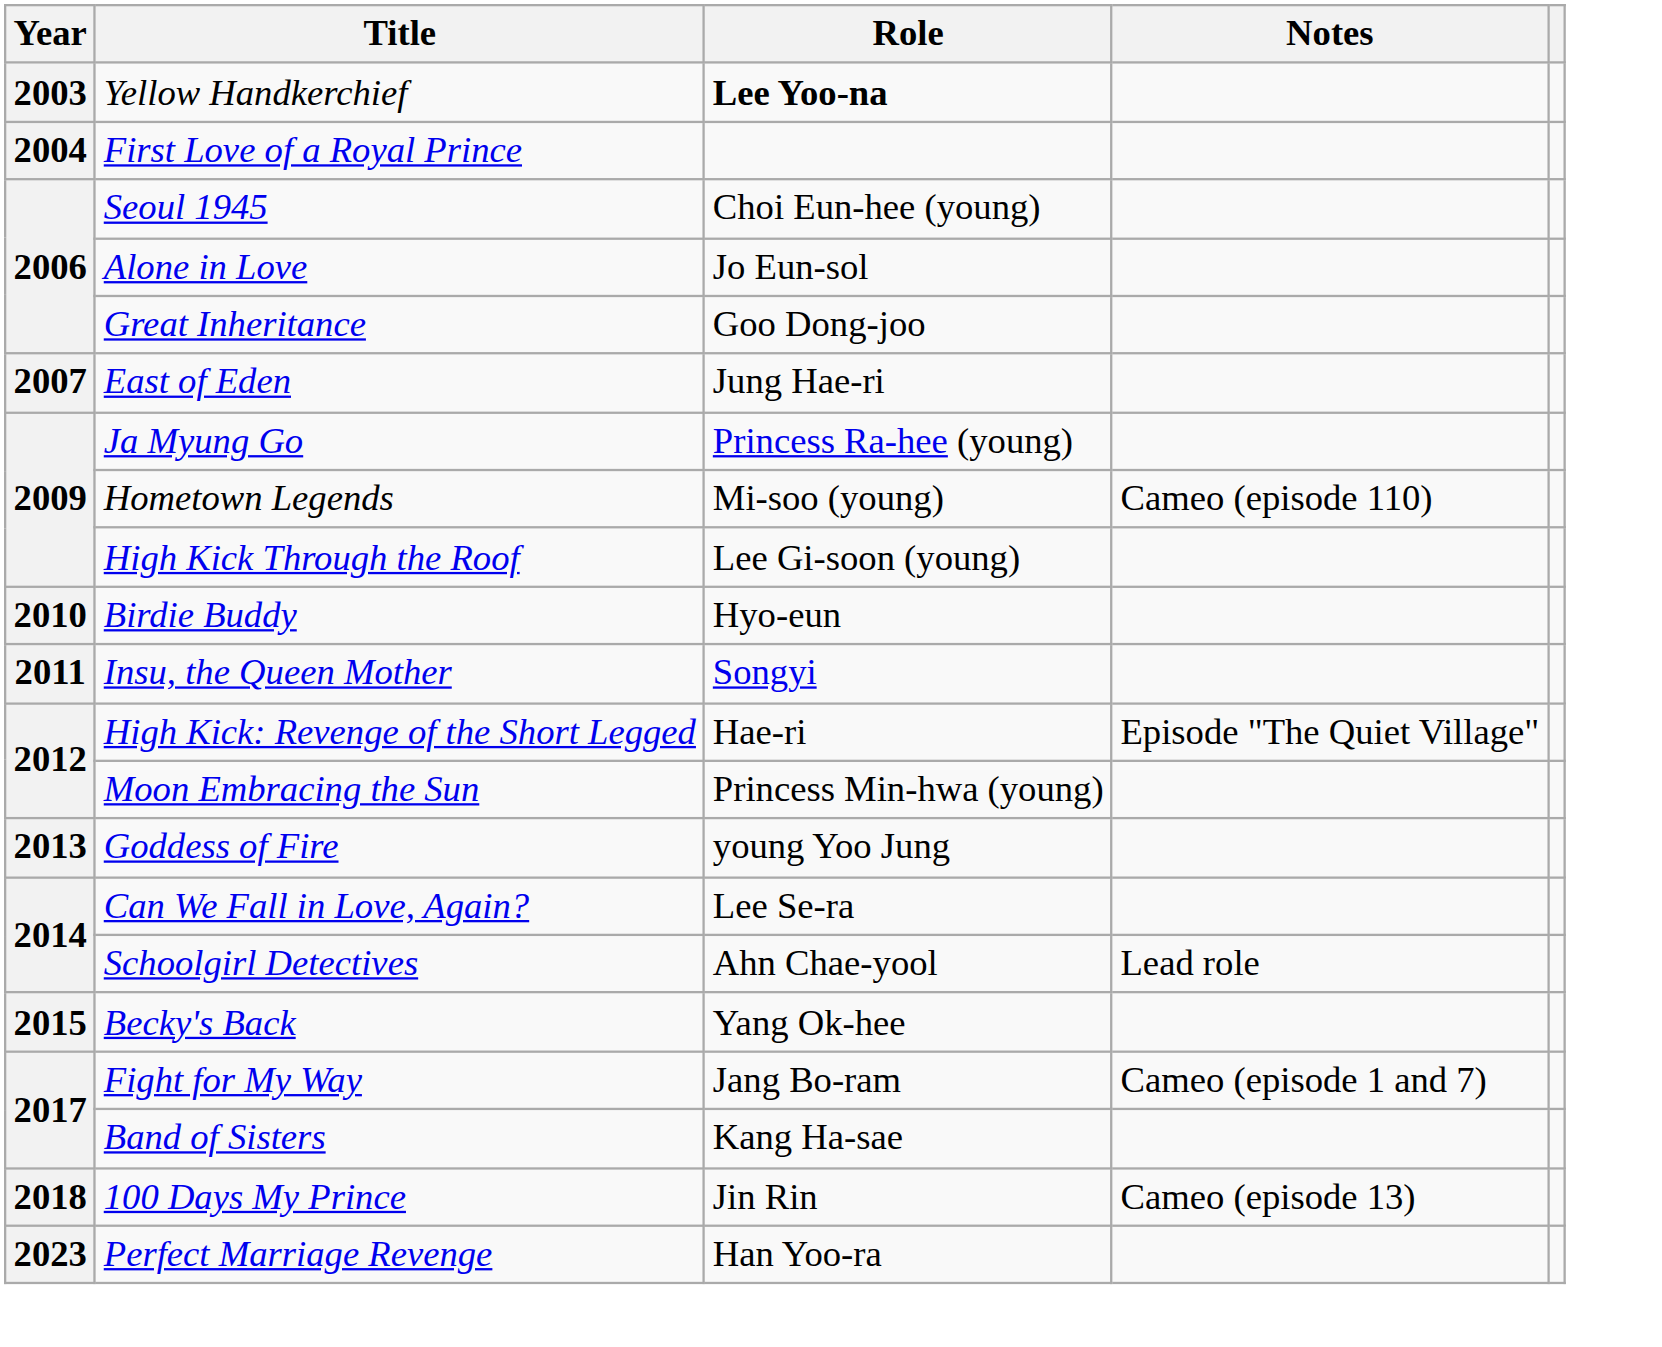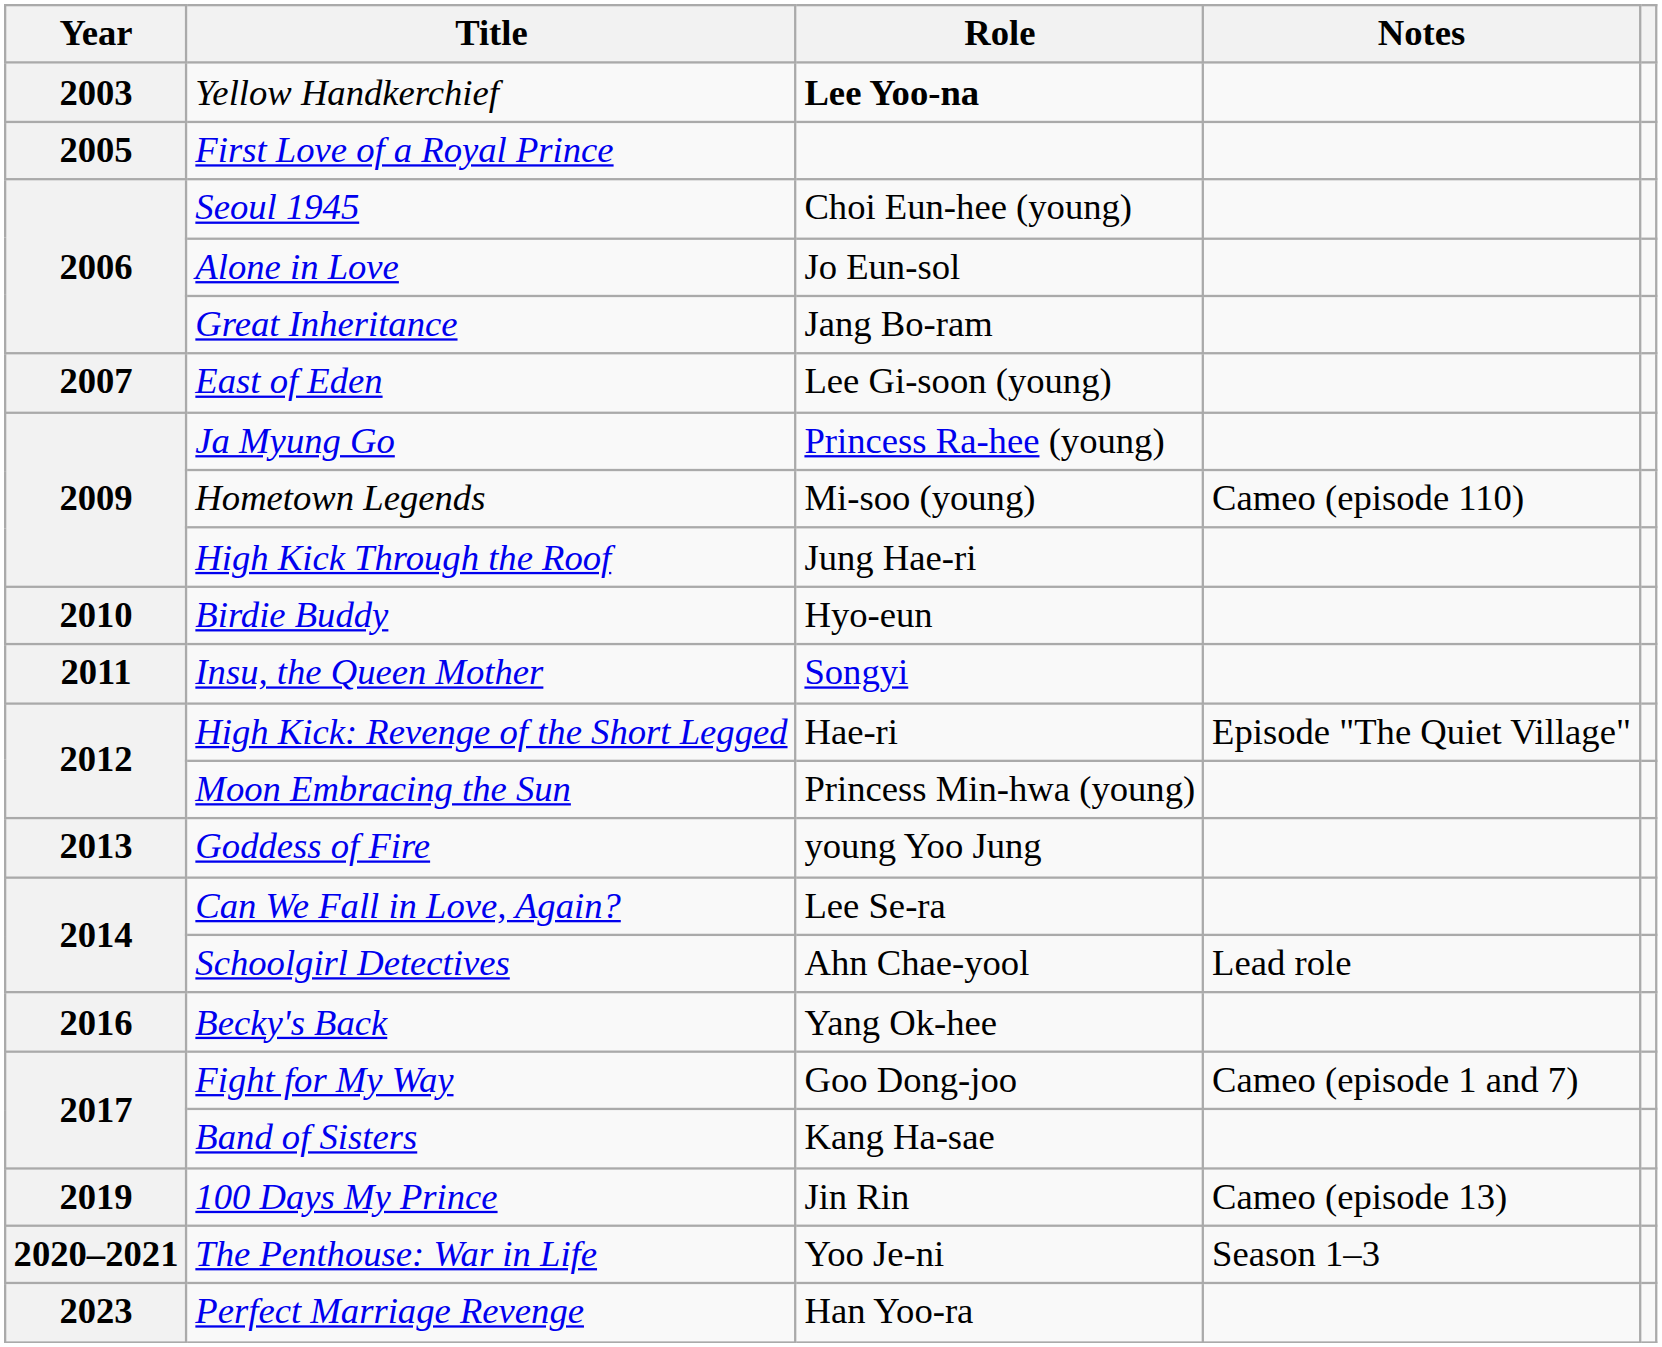(50, 149) 2004 -> (96, 149) 2005
(819, 324) Goo Dong-joo -> (899, 324) Jang Bo-ram
(799, 382) Jung Hae-ri -> (958, 382) Lee Gi-soon (young)
(866, 556) Lee Gi-soon (young) -> (890, 556) Jung Hae-ri
(50, 1021) 2015 -> (96, 1021) 2016
(807, 1079) Jang Bo-ram -> (911, 1079) Goo Dong-joo
(50, 1195) 2018 -> (96, 1195) 2019
+ row: (396, 1253)
